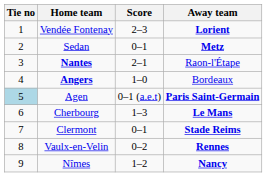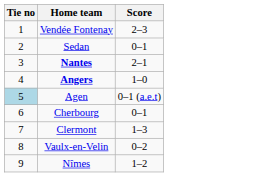- column: (213, 12)
(139, 113) 1–3 -> (139, 113) 0–1
(139, 130) 0–1 -> (139, 130) 1–3
